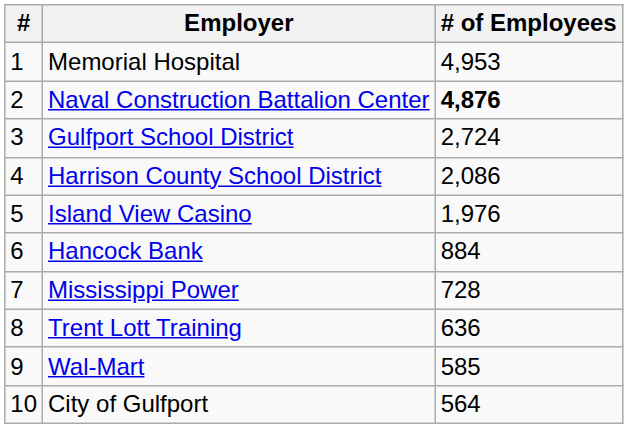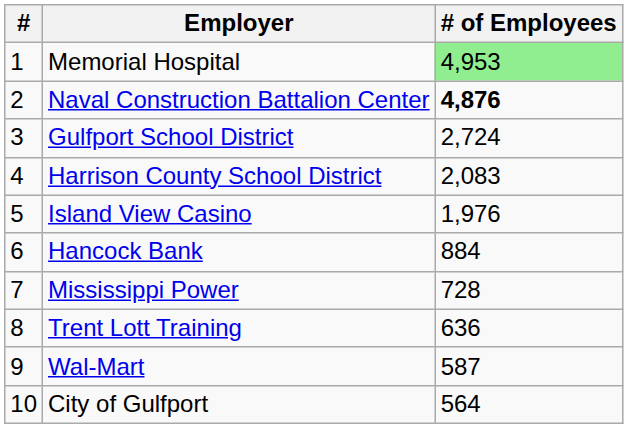(471, 61) no background -> (471, 61) lightgreen background
(471, 175) 2,086 -> (471, 175) 2,083
(461, 366) 585 -> (461, 366) 587
